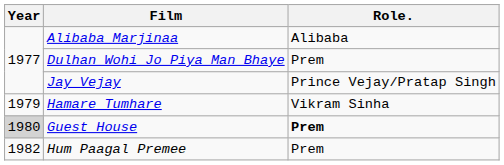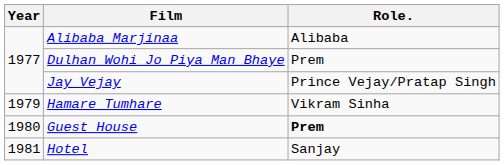(24, 127) lightgrey background -> (24, 127) no background
+ row: (68, 149)
- row: (117, 149)
